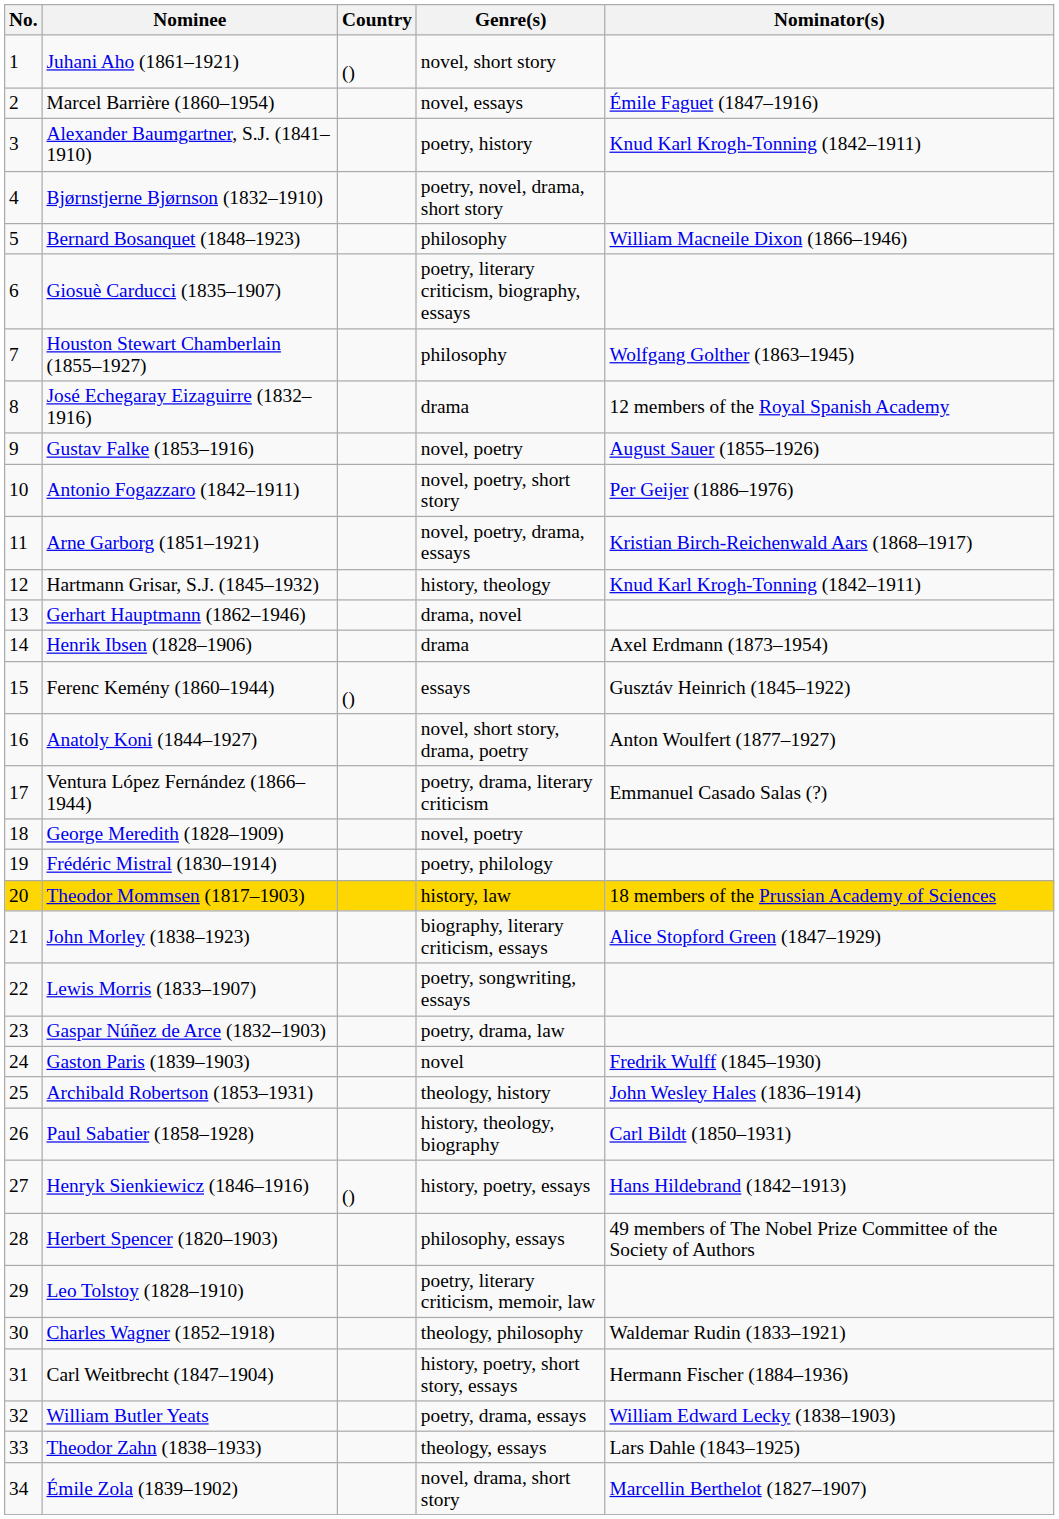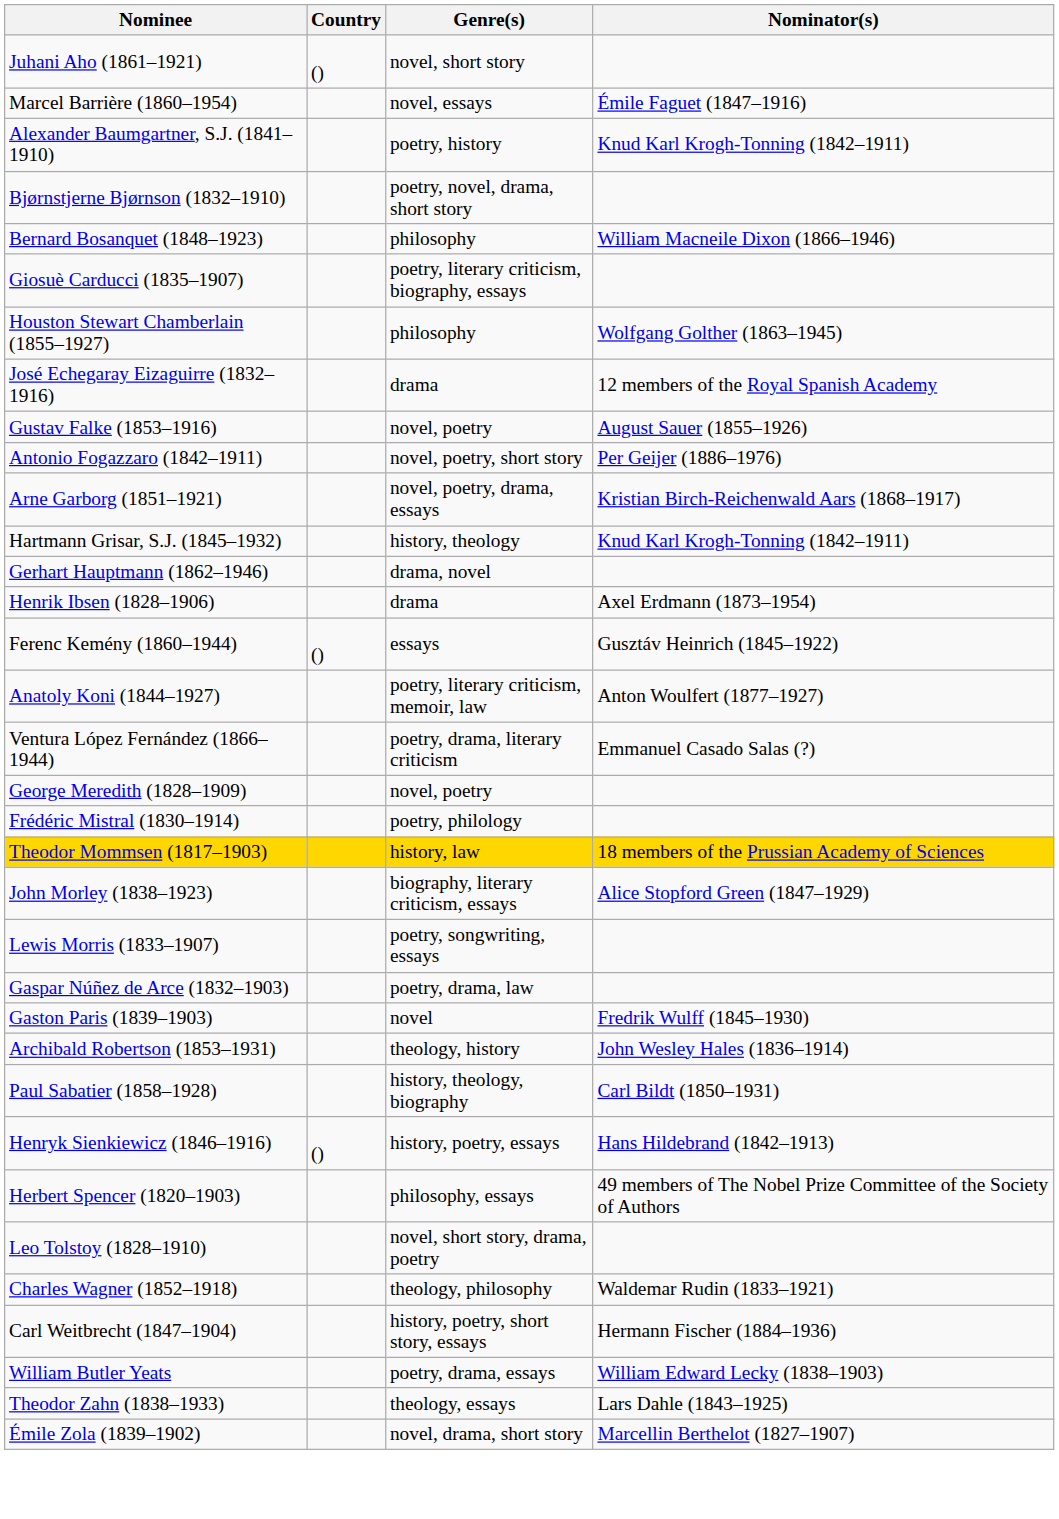- column: (23, 19)
(490, 739) novel, short story, drama, poetry -> (486, 696) poetry, literary criticism, memoir, law
(508, 1291) poetry, literary criticism, memoir, law -> (488, 1247) novel, short story, drama, poetry
